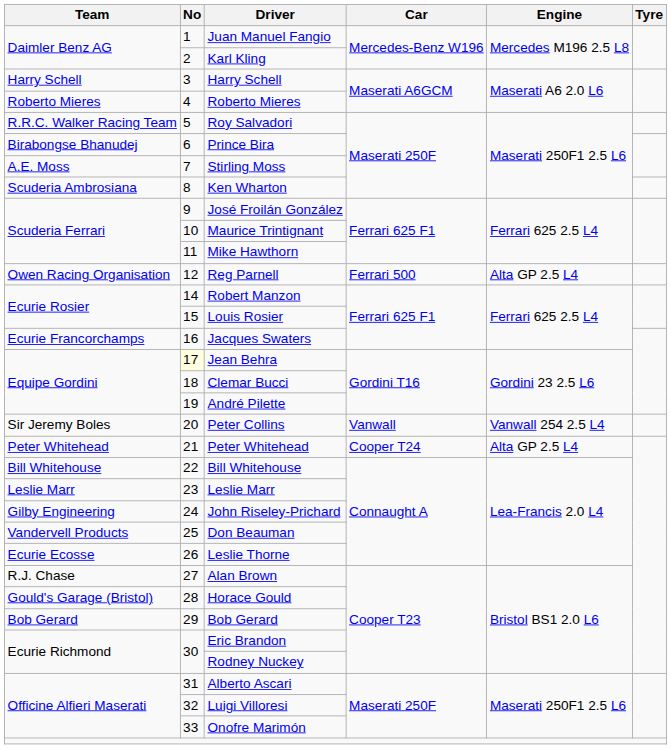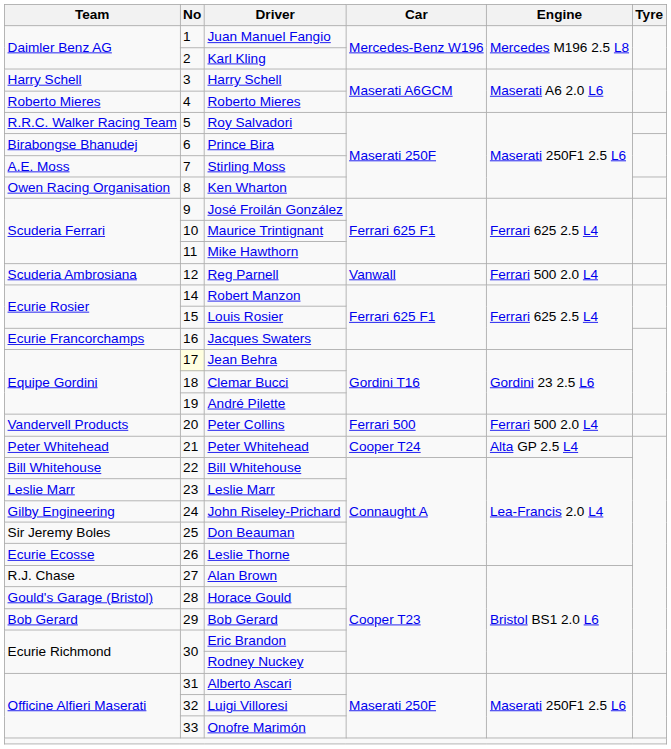(72, 187) Scuderia Ambrosiana -> (89, 187) Owen Racing Organisation
(89, 274) Owen Racing Organisation -> (72, 274) Scuderia Ambrosiana
(382, 274) Ferrari 500 -> (372, 274) Vanwall
(534, 274) Alta GP 2.5 L4 -> (544, 274) Ferrari 500 2.0 L4
(59, 425) Sir Jeremy Boles -> (68, 425) Vandervell Products
(372, 425) Vanwall -> (382, 425) Ferrari 500
(547, 425) Vanwall 254 2.5 L4 -> (544, 425) Ferrari 500 2.0 L4
(68, 532) Vandervell Products -> (59, 532) Sir Jeremy Boles
